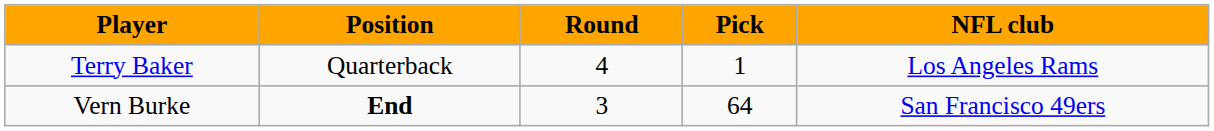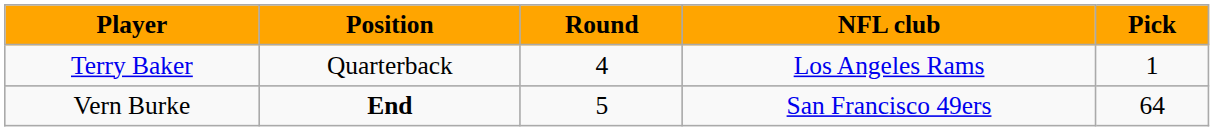columns swapped: (740, 24) <-> (1003, 24)
(602, 105) 3 -> (602, 105) 5
